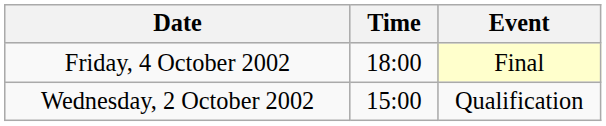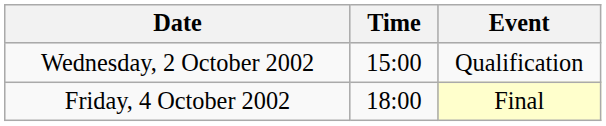rows swapped: (178, 100) <-> (178, 62)
